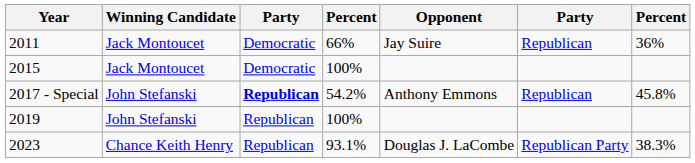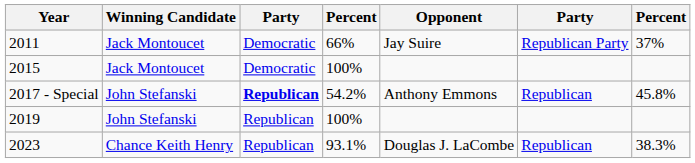(557, 42) Republican -> (575, 42) Republican Party
(650, 42) 36% -> (650, 42) 37%
(575, 145) Republican Party -> (557, 145) Republican
